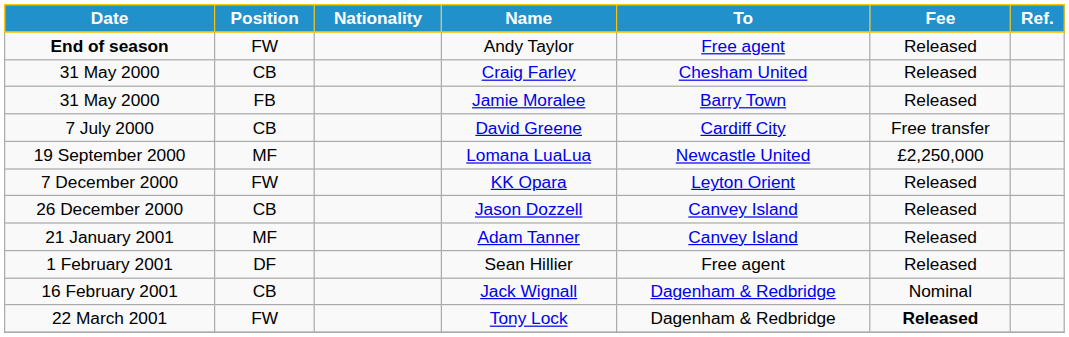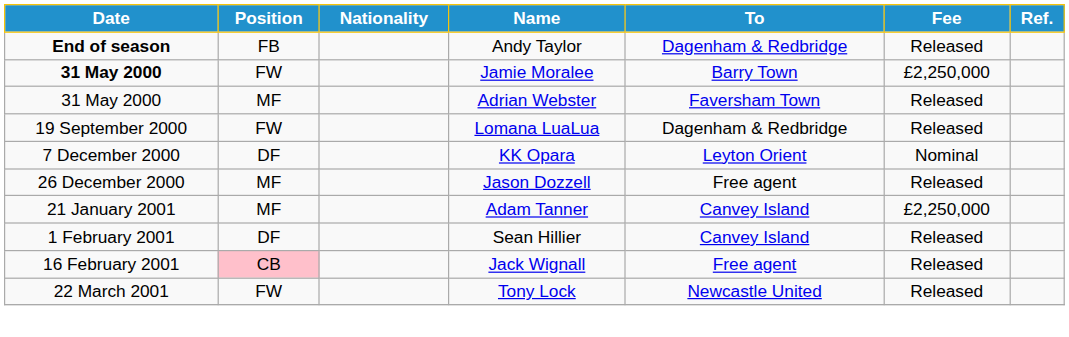(265, 46) FW -> (269, 46) FB
(743, 46) Free agent -> (755, 46) Dagenham & Redbridge
- row: (529, 73)
(110, 101) normal -> (111, 73) bold
(265, 101) FB -> (269, 73) FW
(940, 101) Released -> (947, 73) £2,250,000
+ row: (537, 101)
- row: (529, 128)
(265, 155) MF -> (269, 128) FW
(743, 155) Newcastle United -> (755, 128) Dagenham & Redbridge
(940, 155) £2,250,000 -> (947, 128) Released
(265, 182) FW -> (269, 155) DF
(940, 182) Released -> (947, 155) Nominal
(265, 210) CB -> (269, 182) MF
(743, 210) Canvey Island -> (755, 182) Free agent
(940, 237) Released -> (947, 210) £2,250,000
(743, 264) Free agent -> (755, 237) Canvey Island
(265, 292) no background -> (269, 264) pink background
(743, 292) Dagenham & Redbridge -> (755, 264) Free agent
(940, 292) Nominal -> (947, 264) Released
(743, 319) Dagenham & Redbridge -> (755, 292) Newcastle United
(940, 319) bold -> (947, 292) normal
